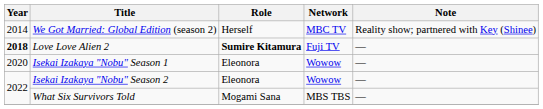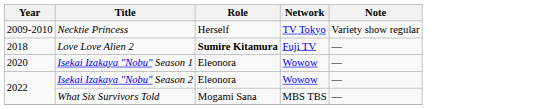+ row: (93, 29)
- row: (125, 29)
(17, 46) bold -> (17, 46) normal
